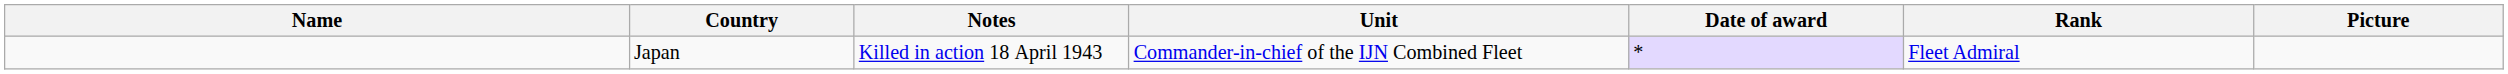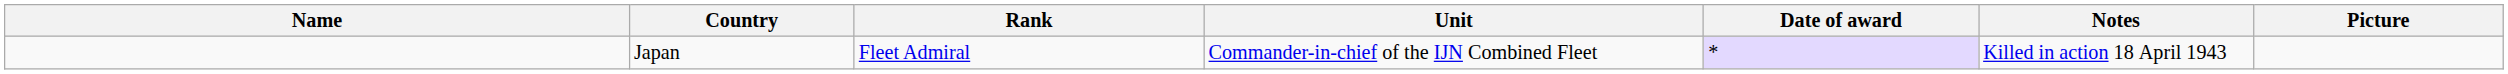columns swapped: (2078, 20) <-> (992, 20)
